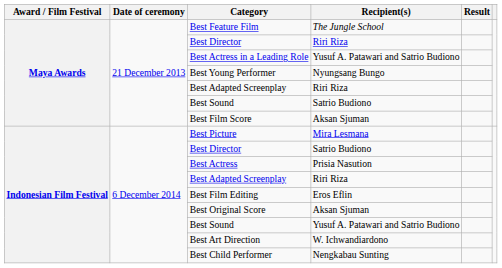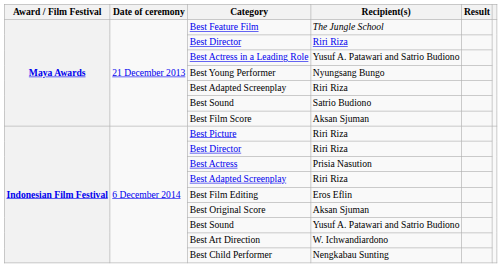(341, 133) Mira Lesmana -> (330, 133) Riri Riza
(342, 149) Satrio Budiono -> (330, 149) Riri Riza
